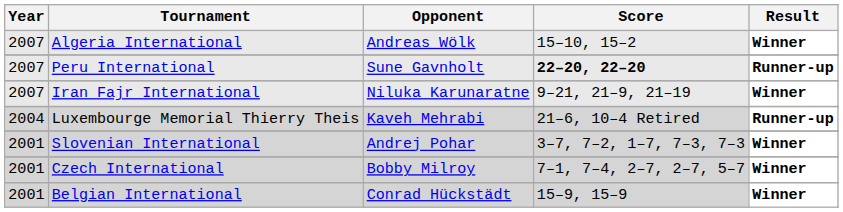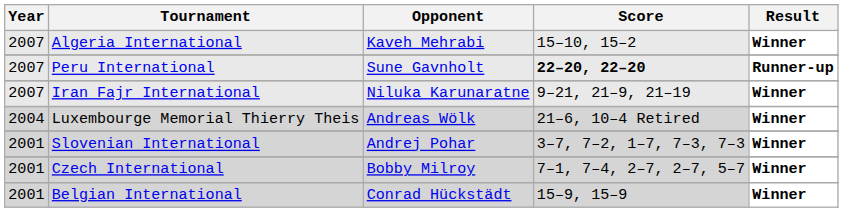(421, 42) Andreas Wölk -> (426, 42) Kaveh Mehrabi
(426, 118) Kaveh Mehrabi -> (421, 118) Andreas Wölk
(793, 118) Runner-up -> (779, 118) Winner
